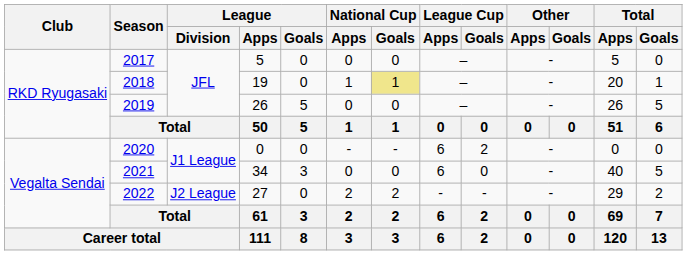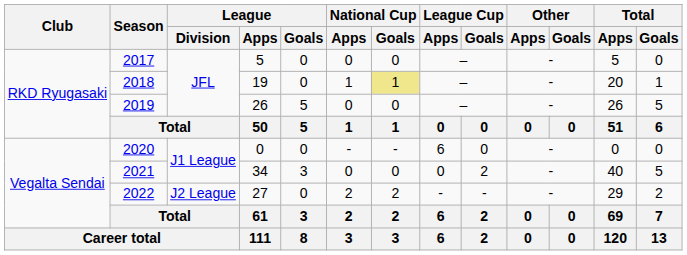(484, 149) 2 -> (484, 149) 0
(441, 171) 6 -> (441, 171) 0
(484, 171) 0 -> (484, 171) 2
